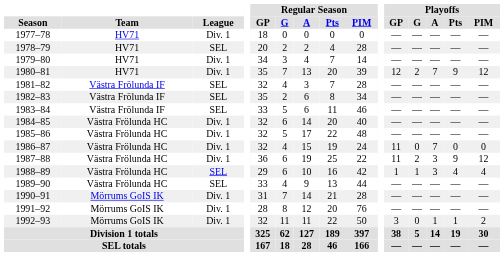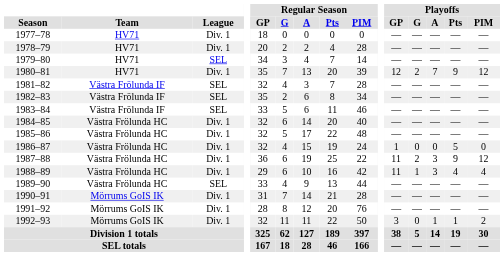(218, 47) SEL -> (218, 47) Div. 1
(218, 59) Div. 1 -> (218, 59) SEL
(396, 146) 11 -> (396, 146) 1
(435, 146) 7 -> (435, 146) 0
(455, 146) 0 -> (455, 146) 5
(218, 171) SEL -> (218, 171) Div. 1
(396, 171) 1 -> (396, 171) 11
